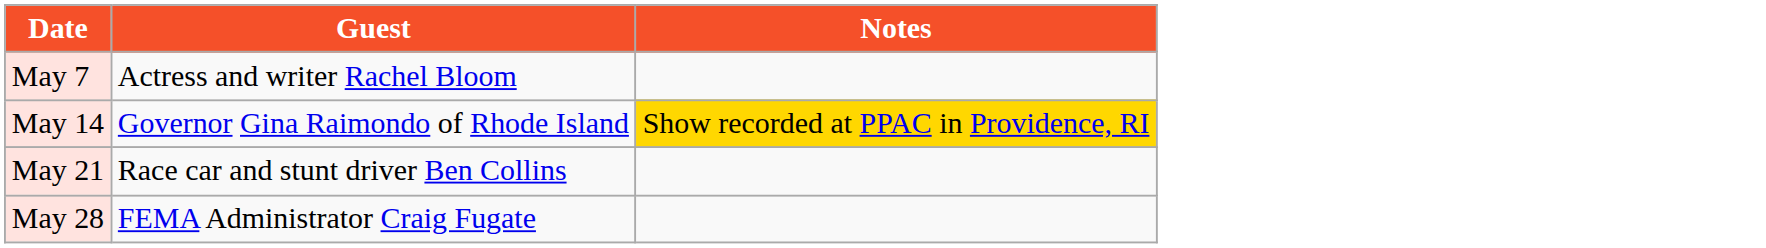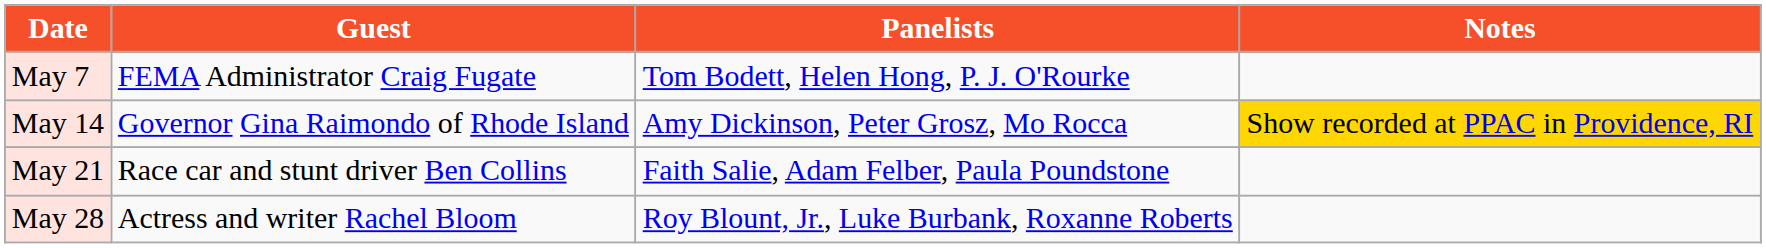+ column: (938, 28)
(317, 75) Actress and writer Rachel Bloom -> (327, 75) FEMA Administrator Craig Fugate
(327, 218) FEMA Administrator Craig Fugate -> (317, 218) Actress and writer Rachel Bloom
